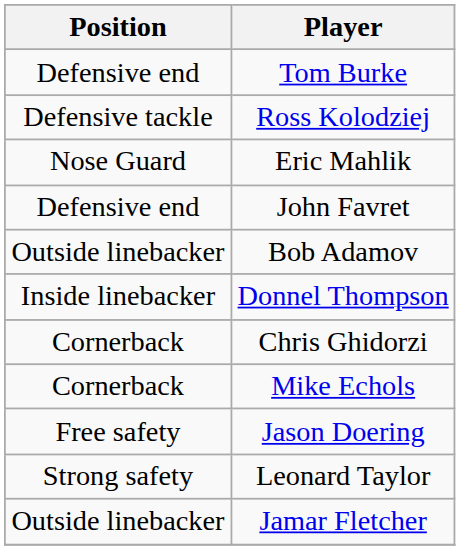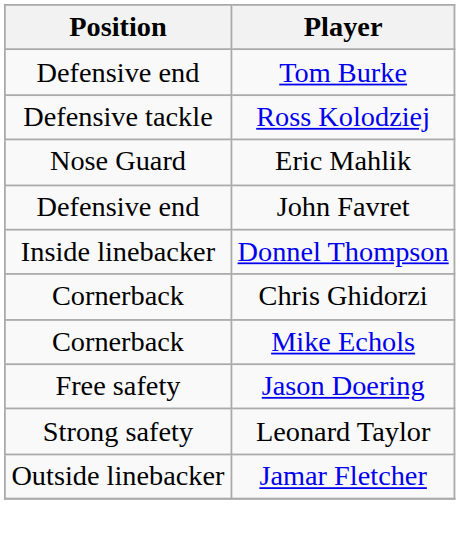- row: (343, 251)
